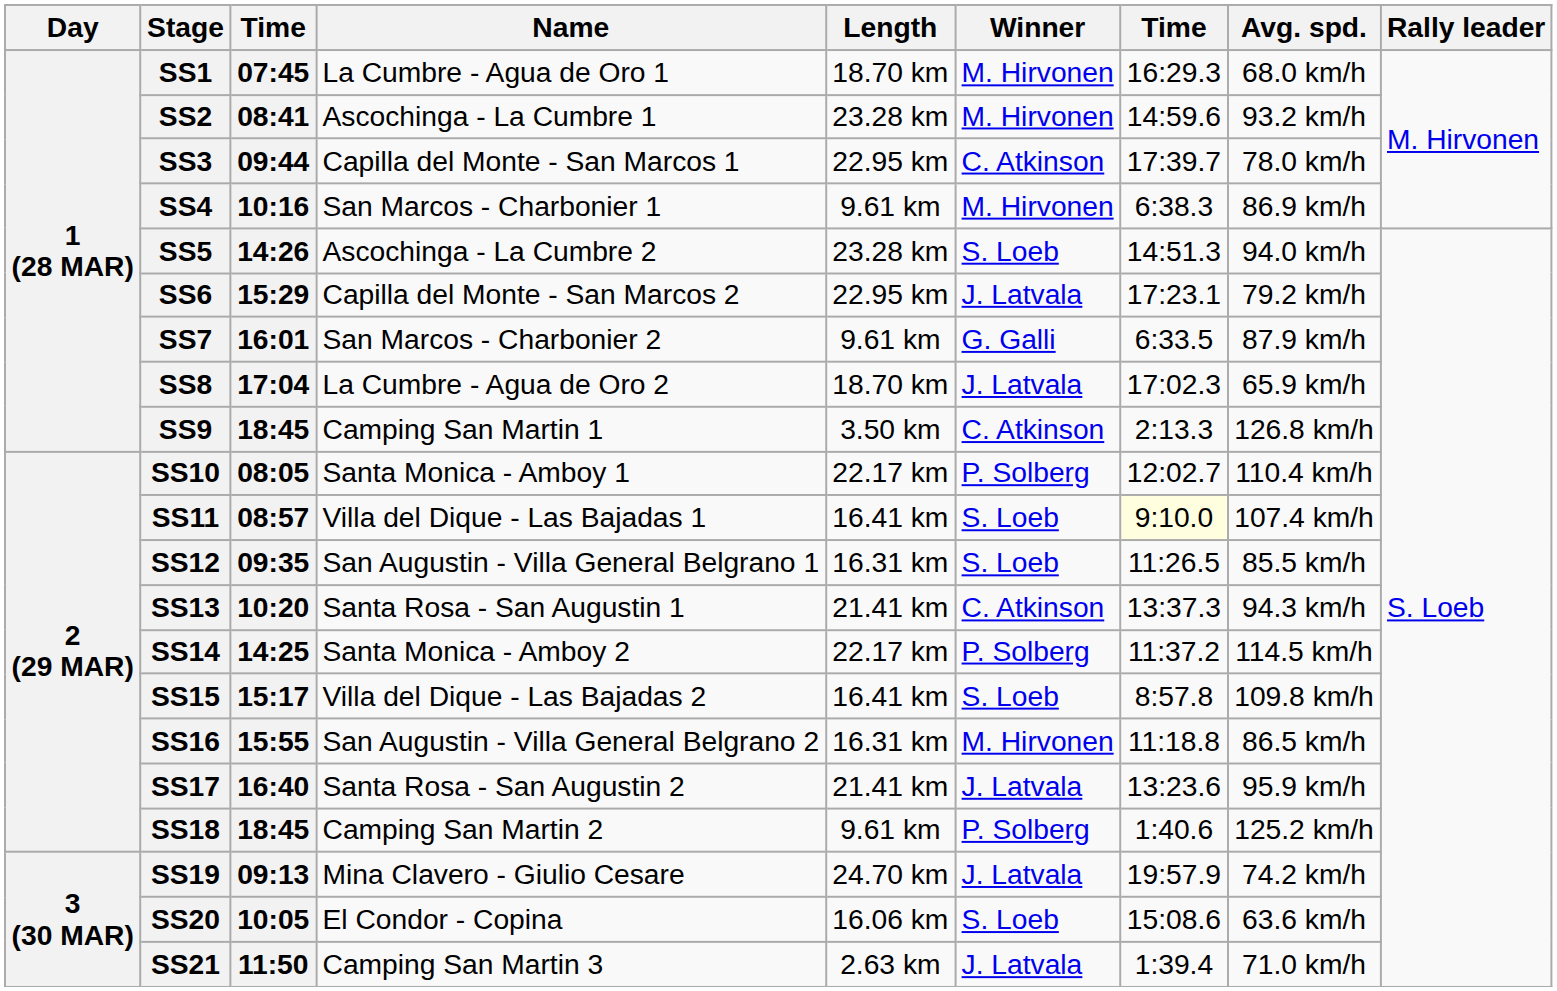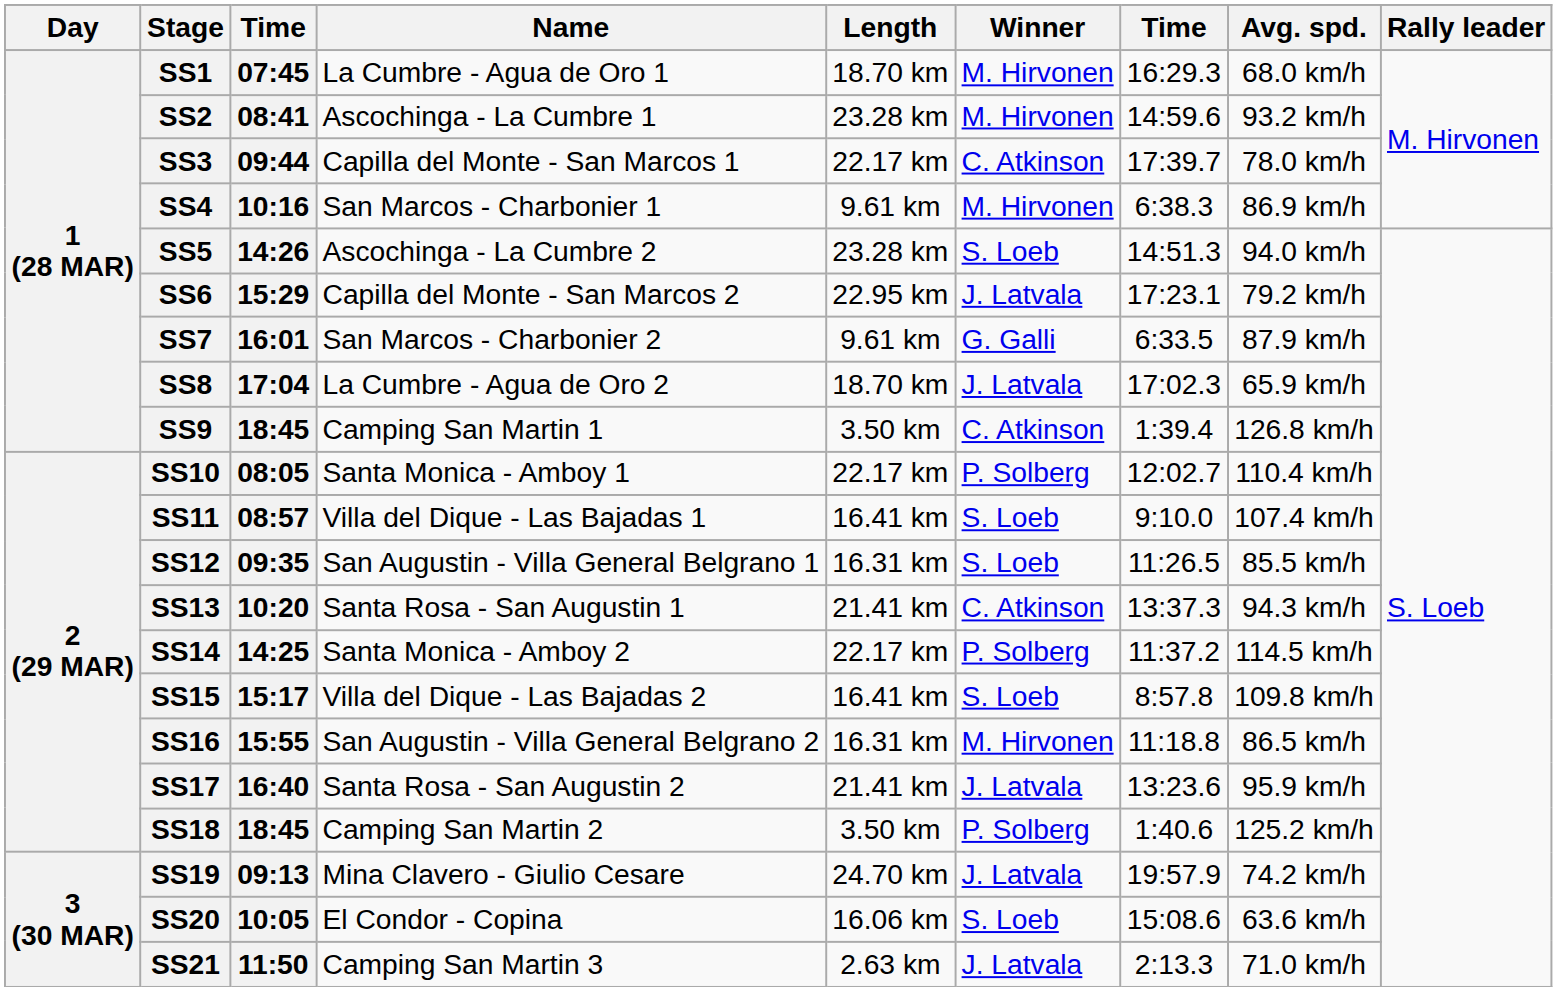(890, 161) 22.95 km -> (890, 161) 22.17 km
(1174, 429) 2:13.3 -> (1174, 429) 1:39.4
(1174, 518) lightyellow background -> (1174, 518) no background
(890, 830) 9.61 km -> (890, 830) 3.50 km
(1174, 964) 1:39.4 -> (1174, 964) 2:13.3
